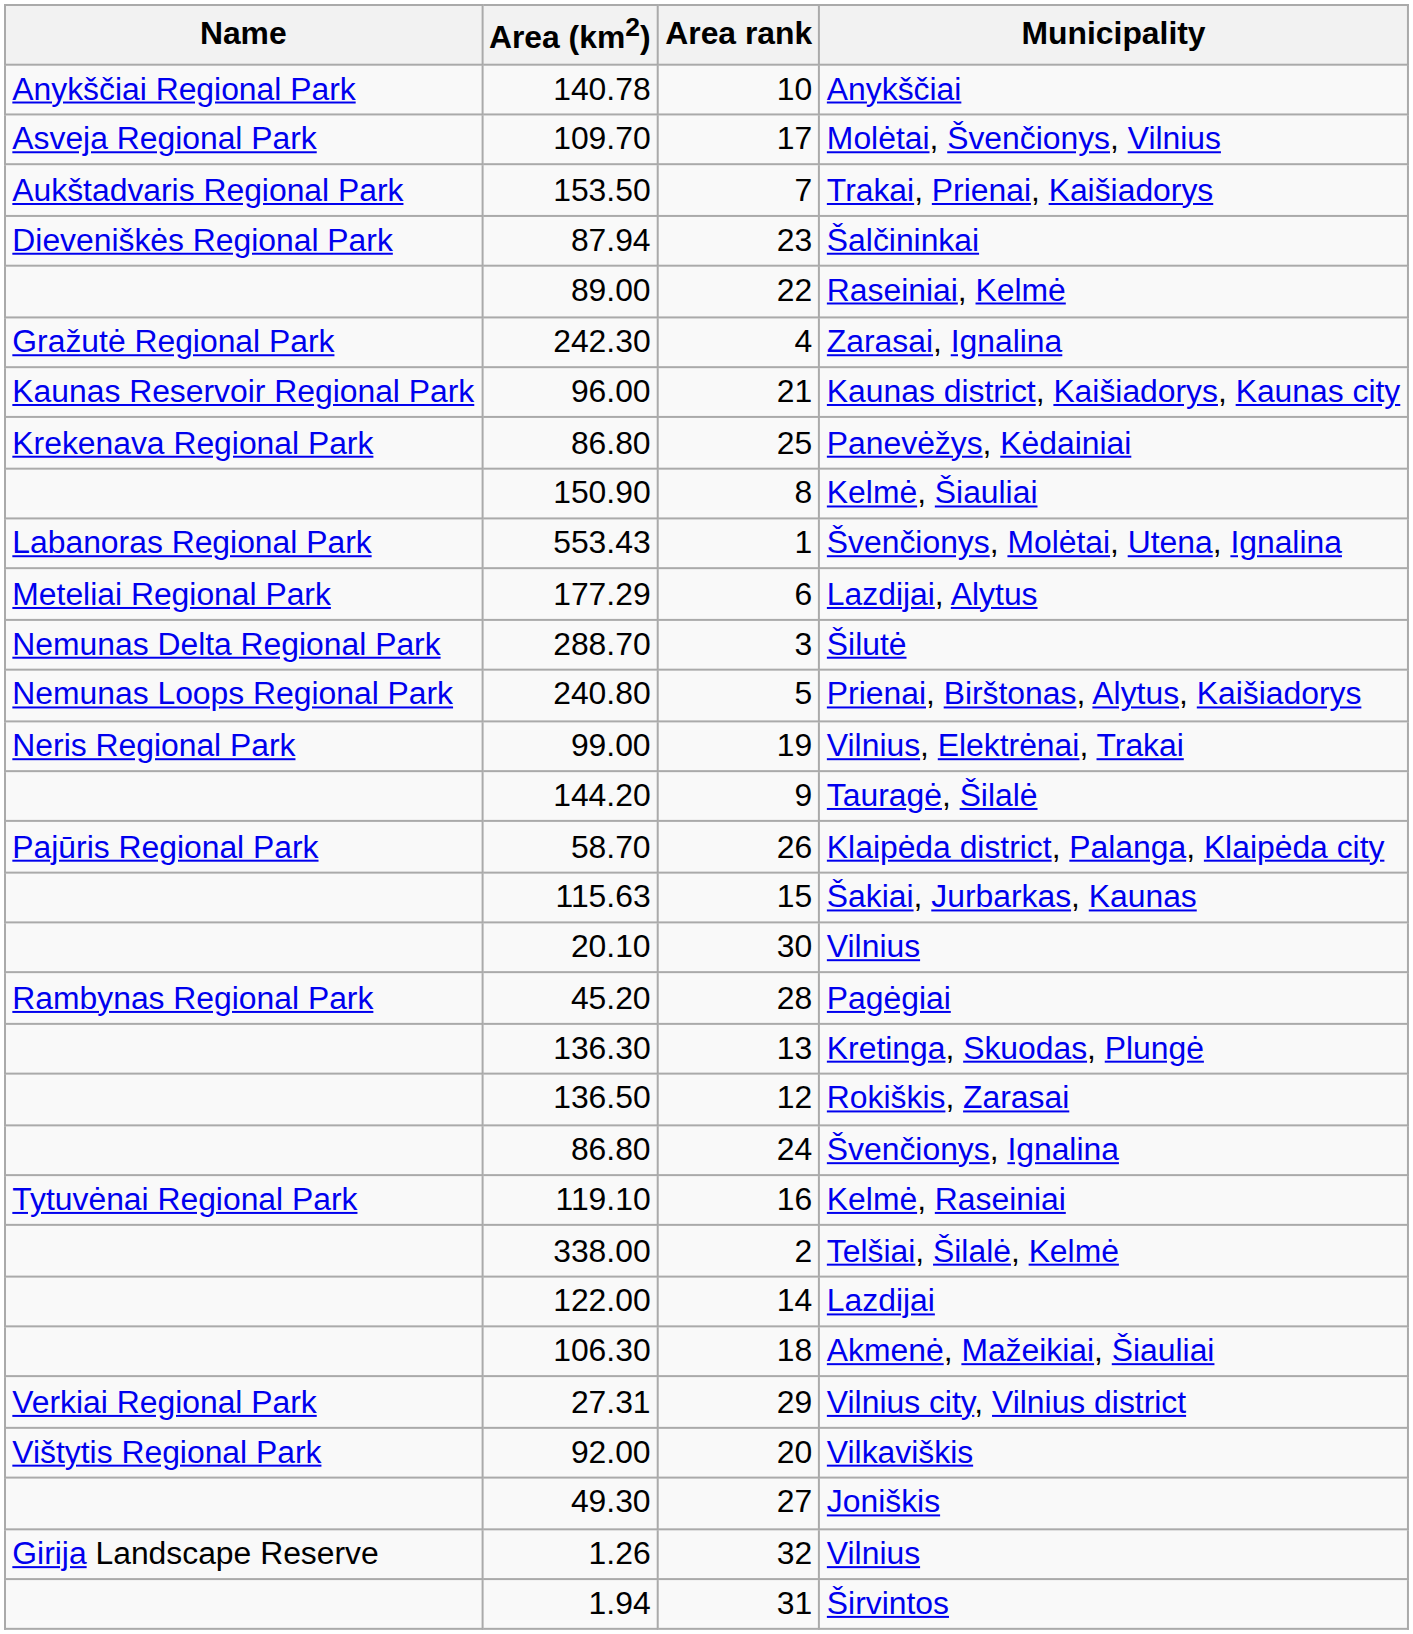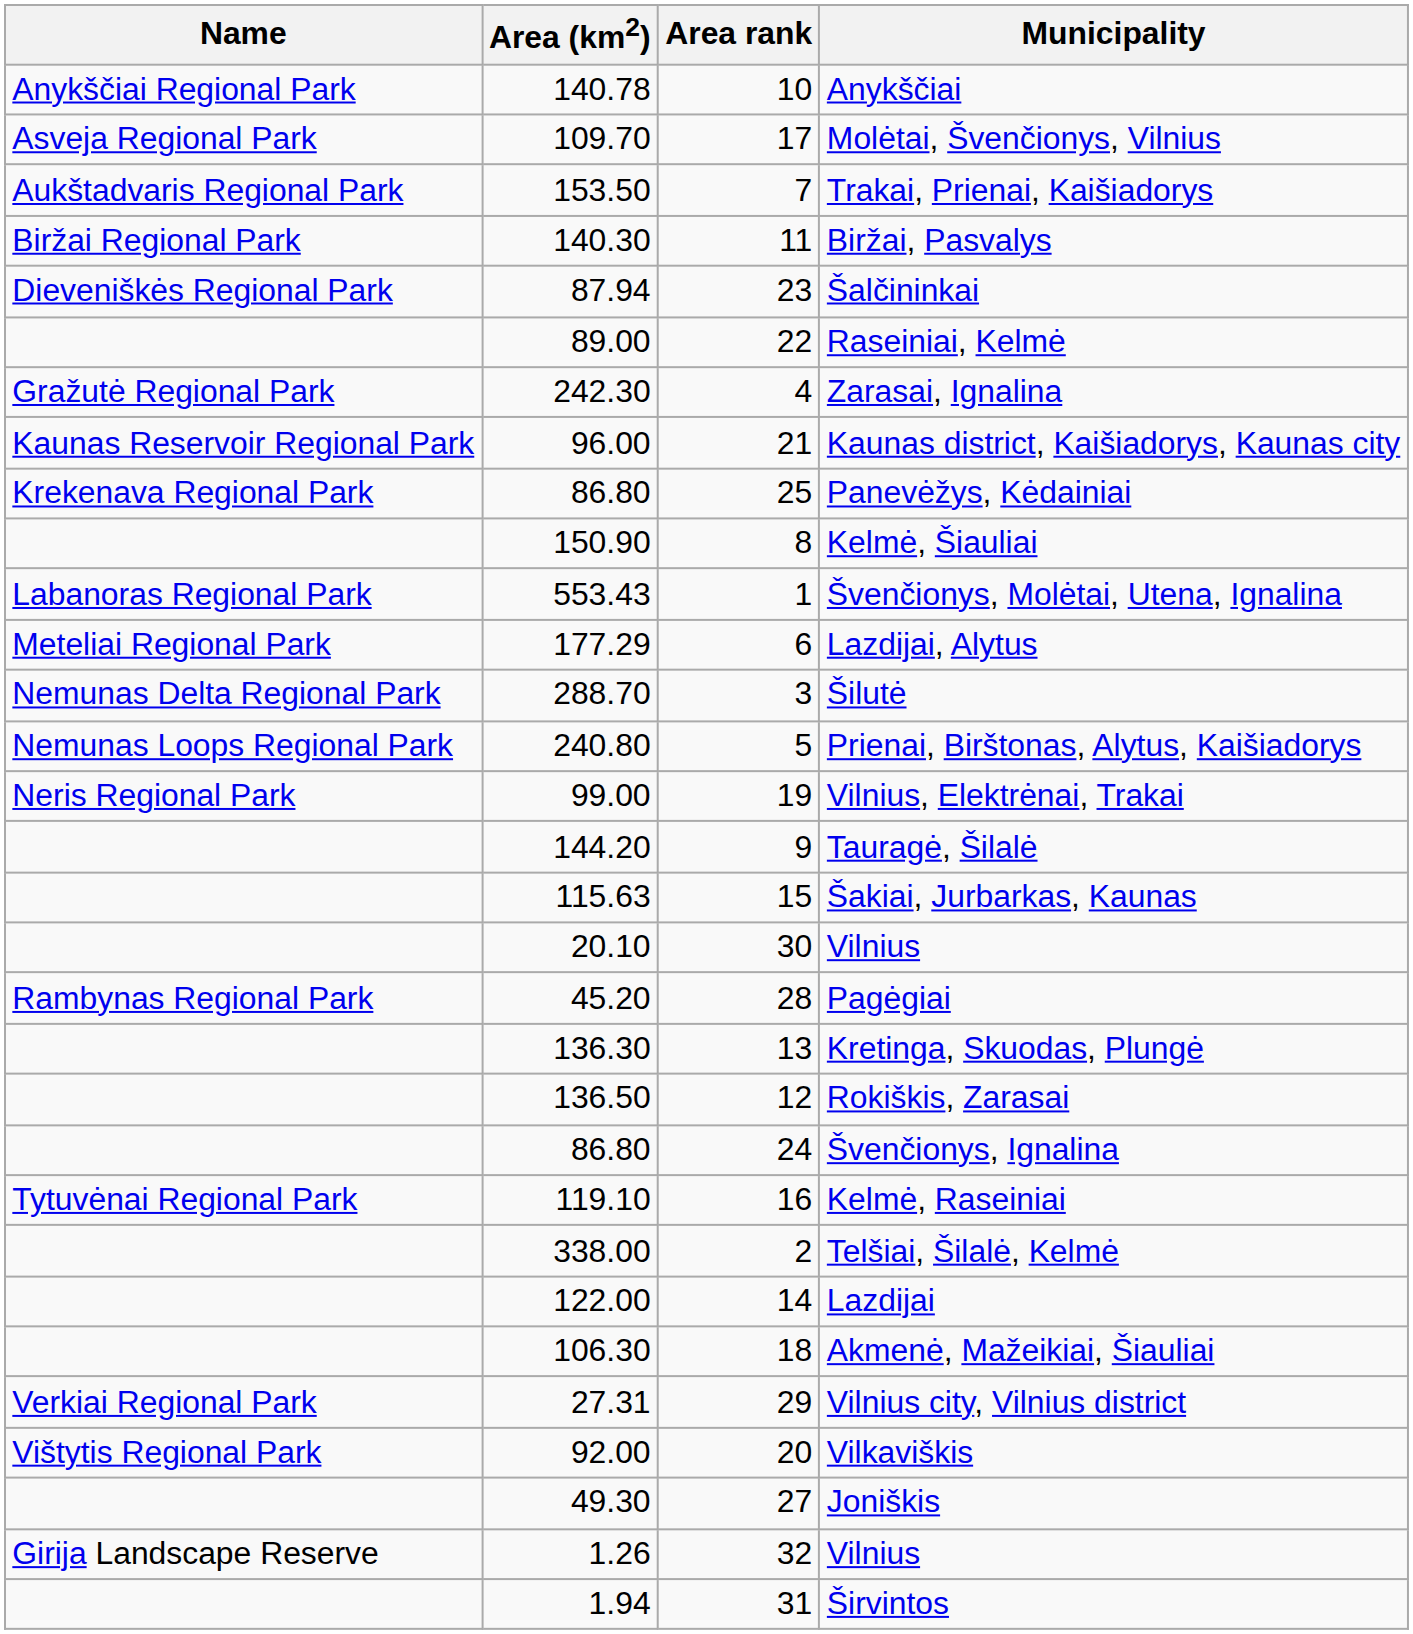+ row: (796, 240)
- row: (794, 846)
